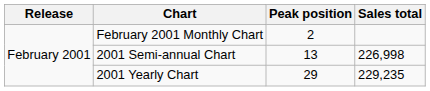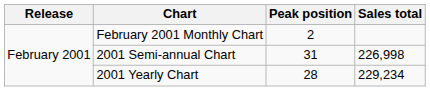(310, 55) 13 -> (310, 55) 31
(310, 75) 29 -> (310, 75) 28
(381, 75) 229,235 -> (381, 75) 229,234
